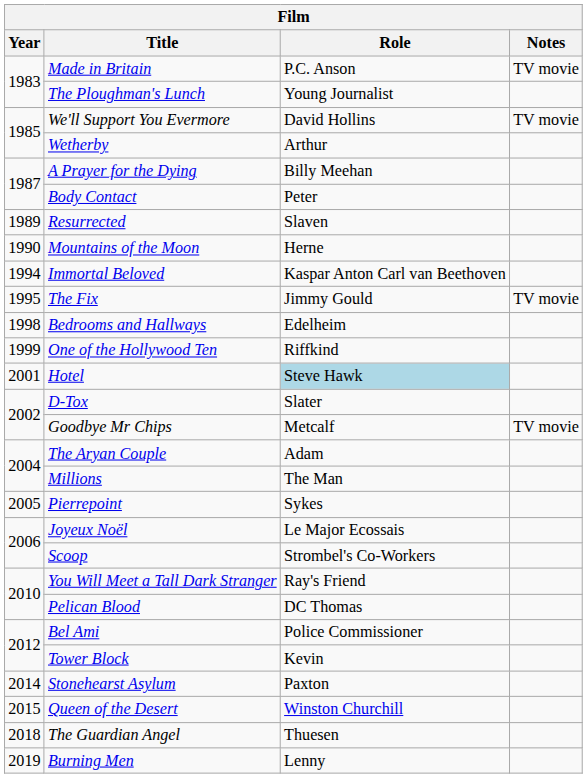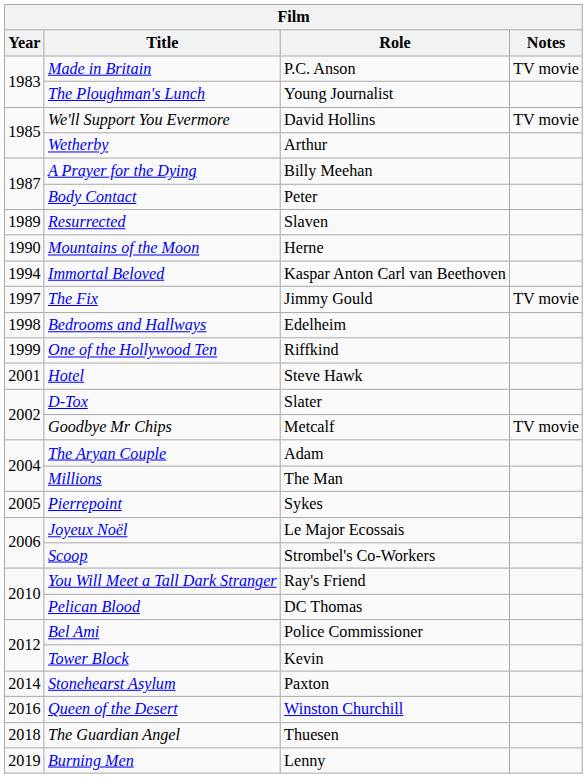(24, 299) 1995 -> (24, 299) 1997
(323, 376) lightblue background -> (323, 376) no background
(24, 709) 2015 -> (24, 709) 2016
